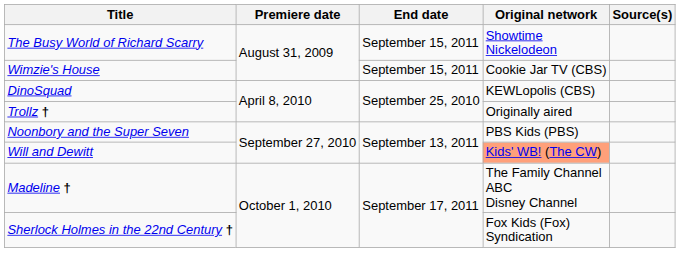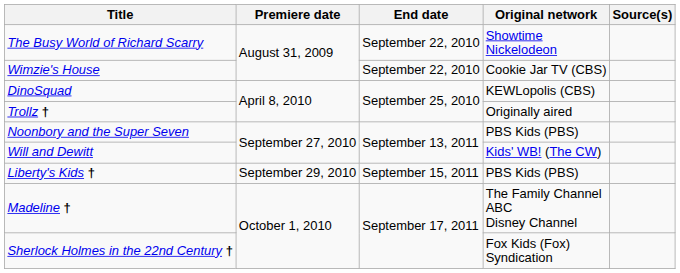(421, 42) September 15, 2011 -> (421, 42) September 22, 2010
(421, 70) September 15, 2011 -> (421, 70) September 22, 2010
(543, 152) lightsalmon background -> (543, 152) no background
+ row: (51, 173)
